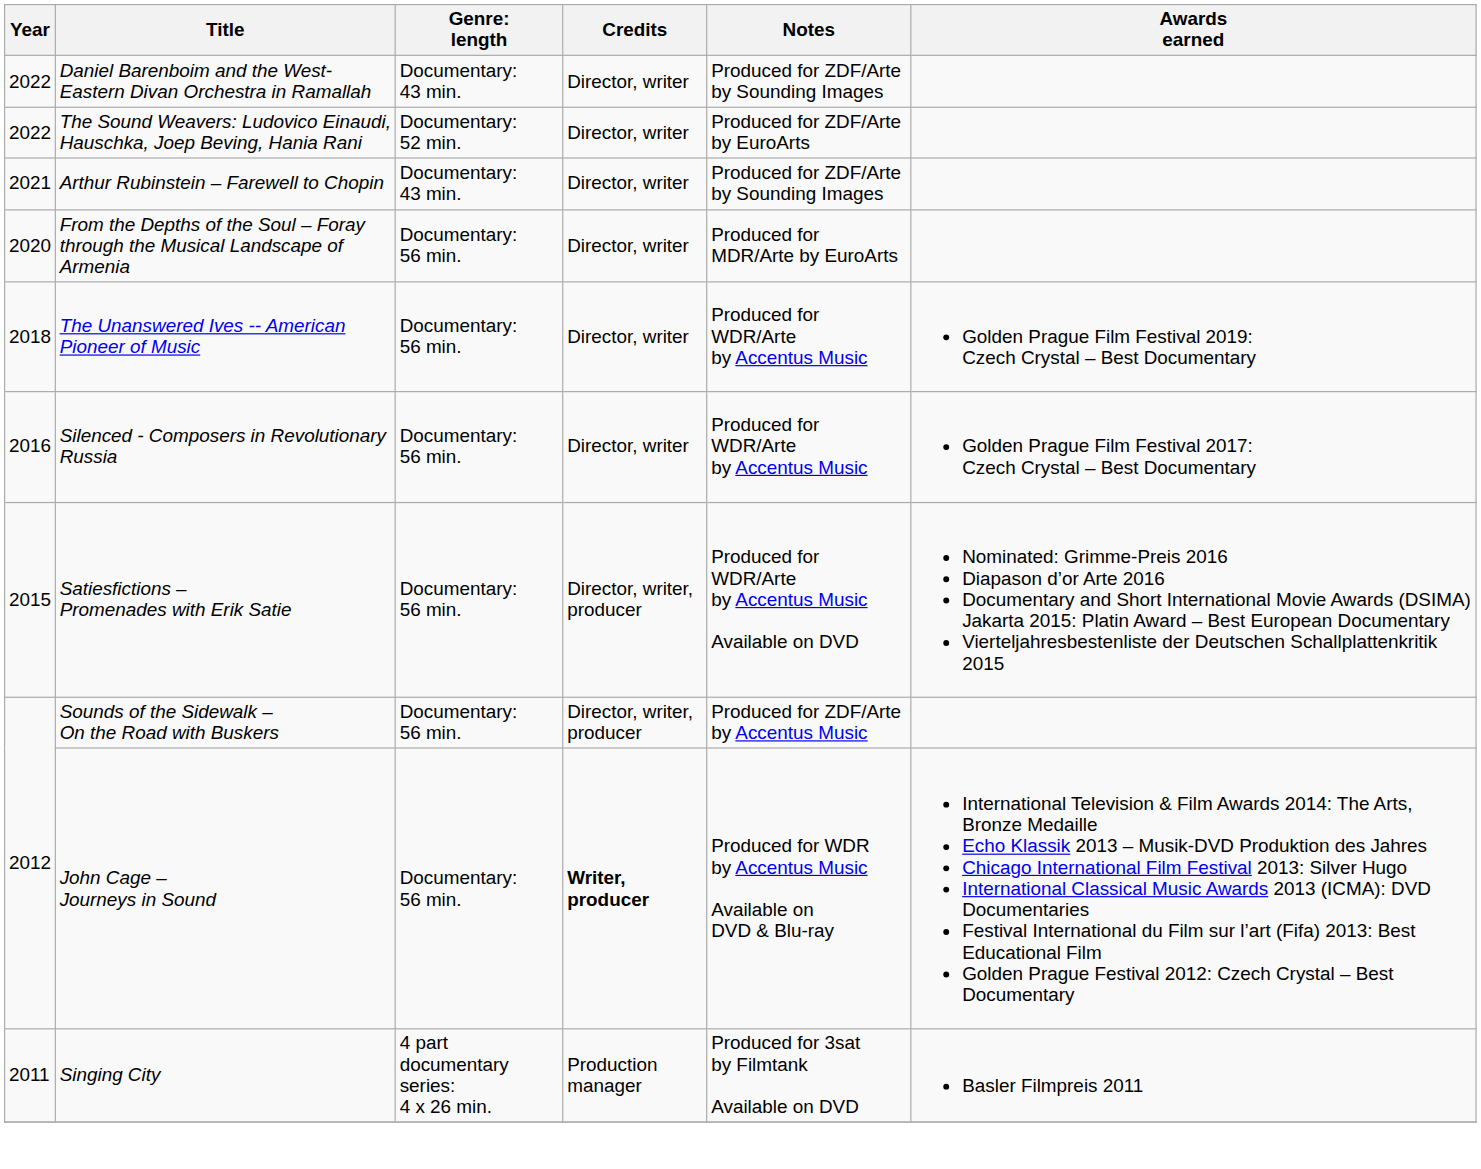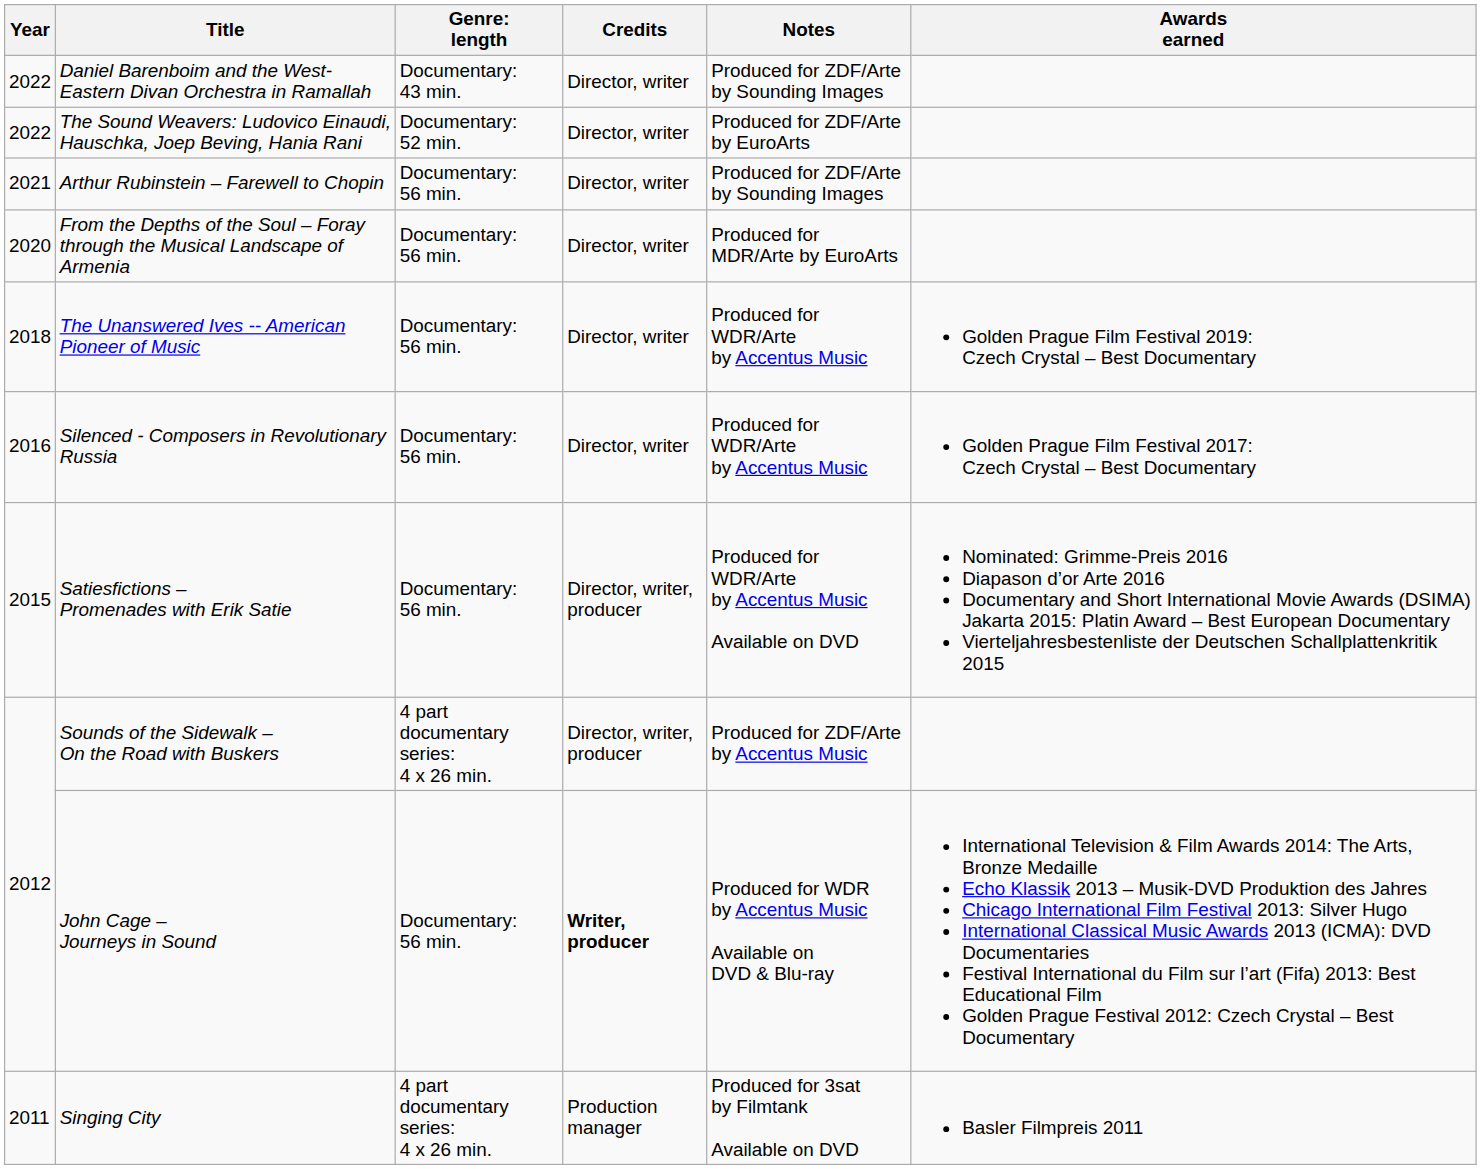(458, 183) Documentary: 43 min. -> (458, 183) Documentary: 56 min.
(458, 722) Documentary: 56 min. -> (454, 743) 4 part documentary series: 4 x 26 min.
